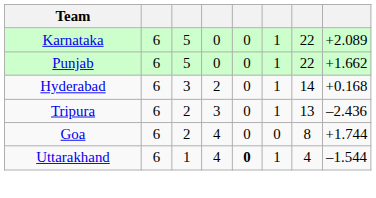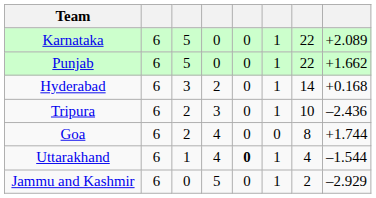(307, 110) 13 -> (307, 110) 10
+ row: (73, 181)
